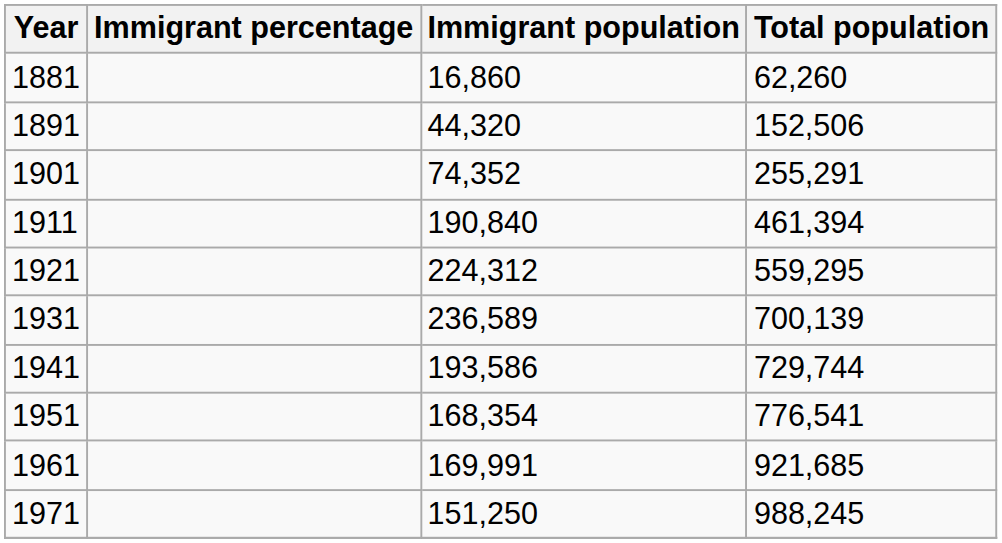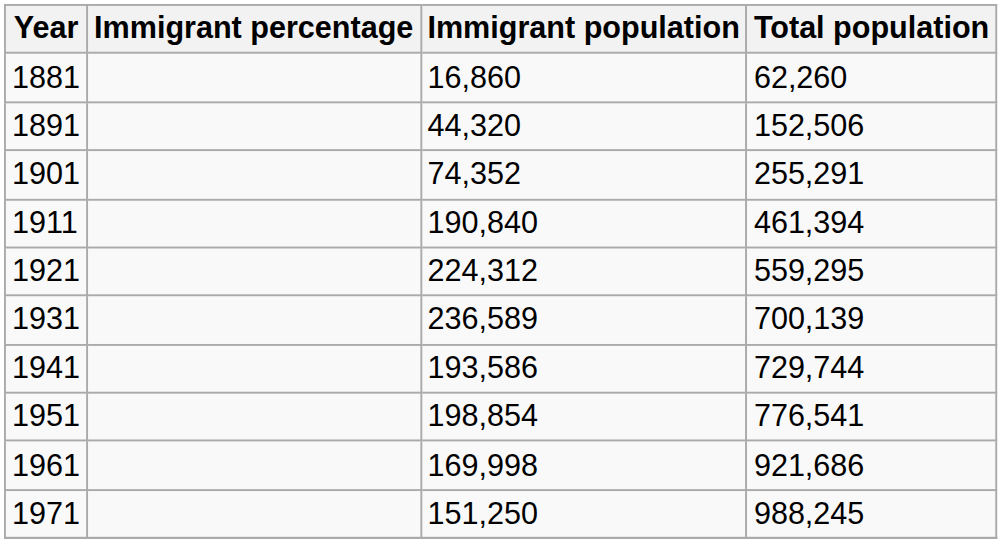(483, 416) 168,354 -> (483, 416) 198,854
(483, 464) 169,991 -> (483, 464) 169,998
(809, 464) 921,685 -> (809, 464) 921,686
